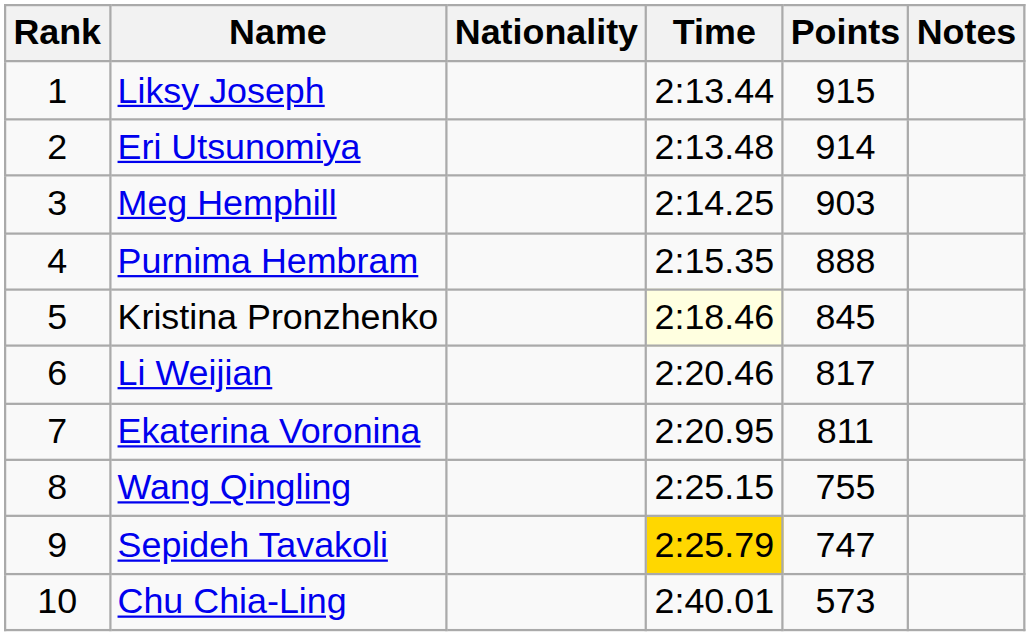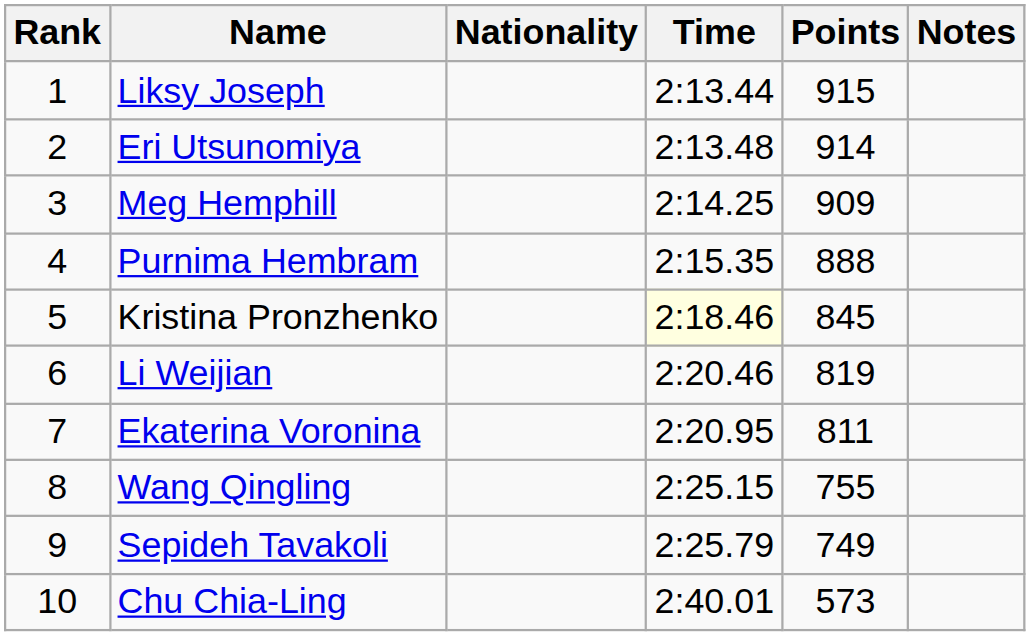(845, 203) 903 -> (845, 203) 909
(845, 373) 817 -> (845, 373) 819
(714, 544) gold background -> (714, 544) no background
(845, 544) 747 -> (845, 544) 749
